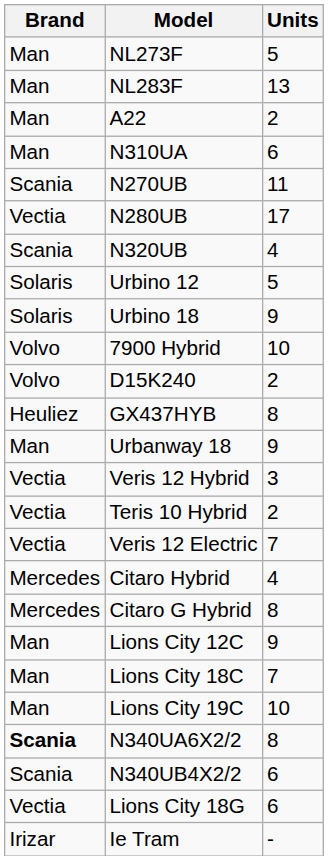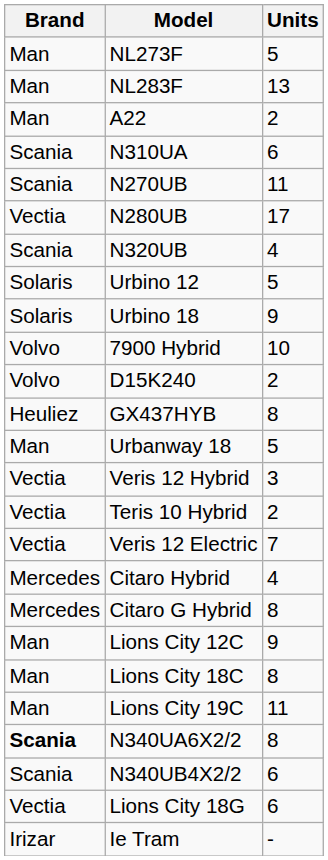(29, 151) Man -> (41, 151) Scania
(273, 446) 9 -> (273, 446) 5
(273, 675) 7 -> (273, 675) 8
(279, 708) 10 -> (278, 708) 11
